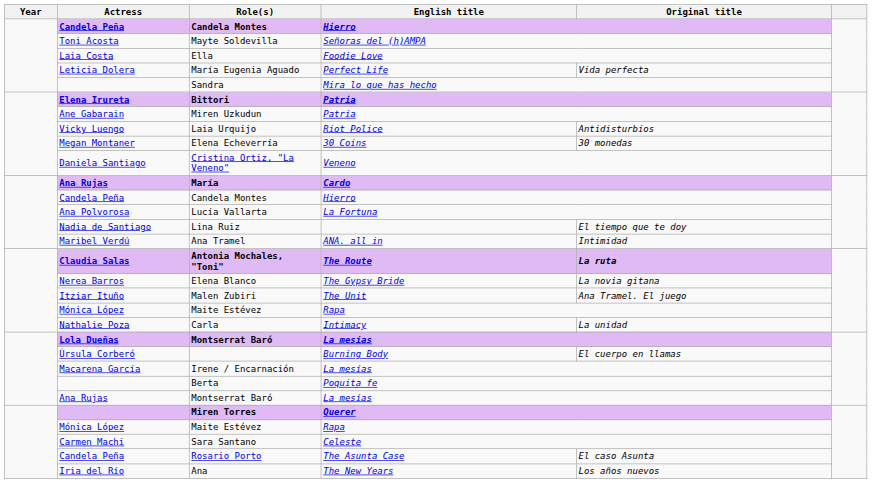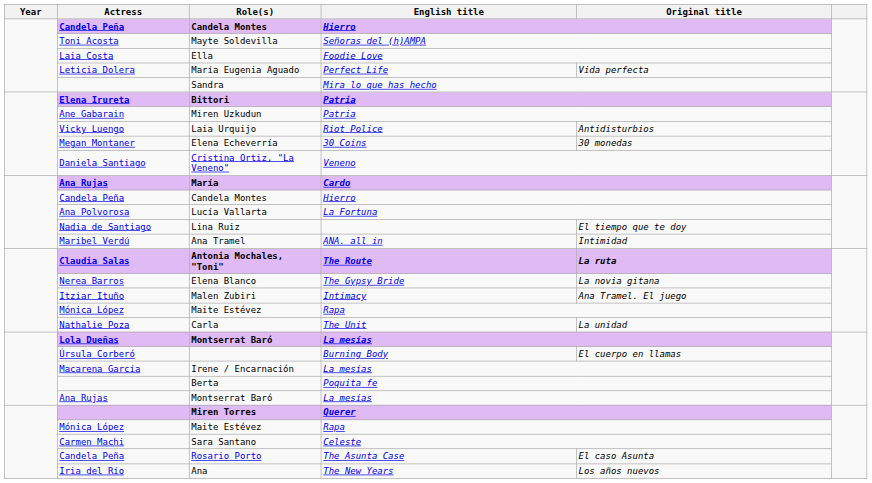(345, 296) The Unit -> (345, 296) Intimacy
(345, 325) Intimacy -> (345, 325) The Unit
